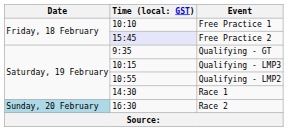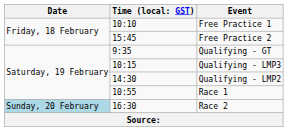(124, 38) lavender background -> (124, 38) no background
(124, 79) 10:55 -> (124, 79) 14:30
(124, 92) 14:30 -> (124, 92) 10:55
